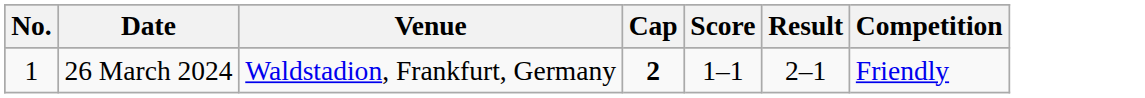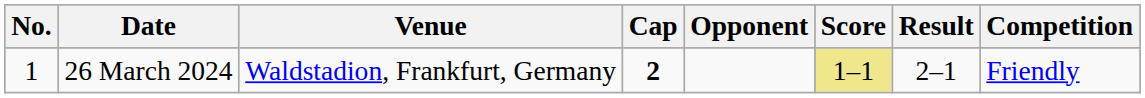+ column: (749, 26)
(723, 69) no background -> (853, 69) khaki background
